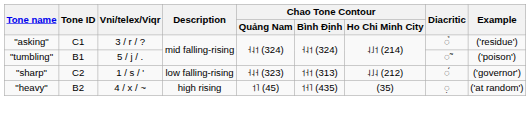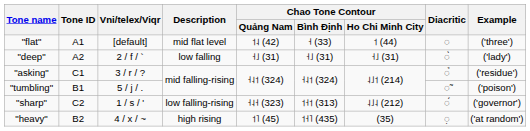+ row: (31, 42)
+ row: (31, 57)
